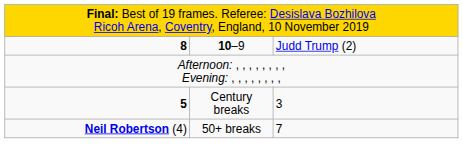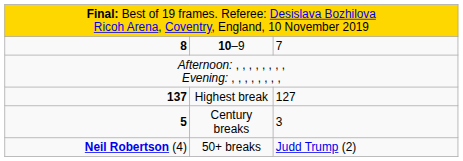(316, 46) Judd Trump (2) -> (279, 46) 7
+ row: (231, 97)
(279, 129) 7 -> (316, 148) Judd Trump (2)
